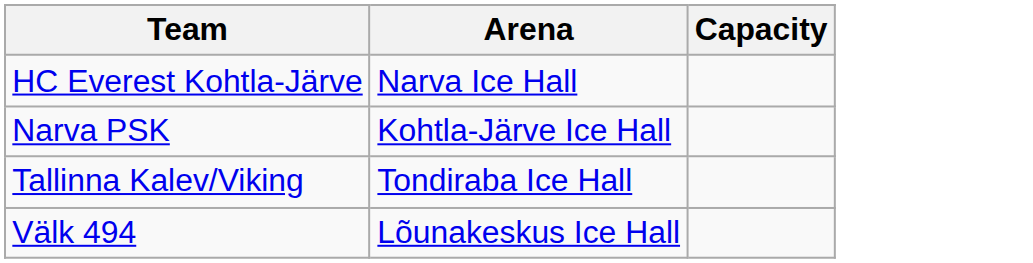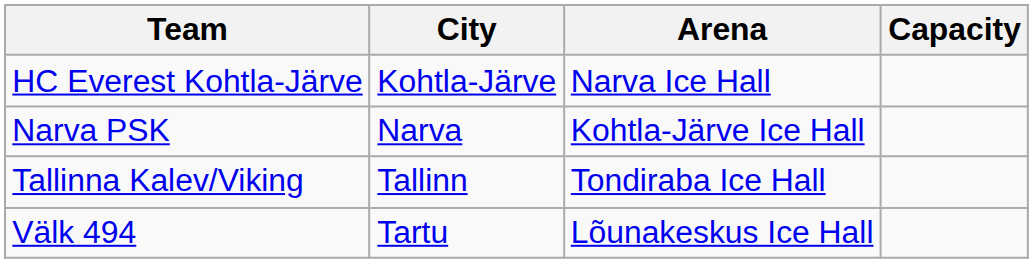+ column: (467, 29)
